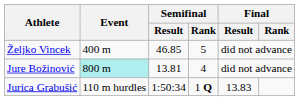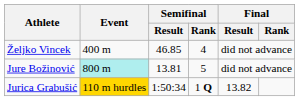(203, 50) 5 -> (203, 50) 4
(203, 68) 4 -> (203, 68) 5
(114, 87) no background -> (114, 87) gold background
(239, 87) 13.83 -> (239, 87) 13.82
